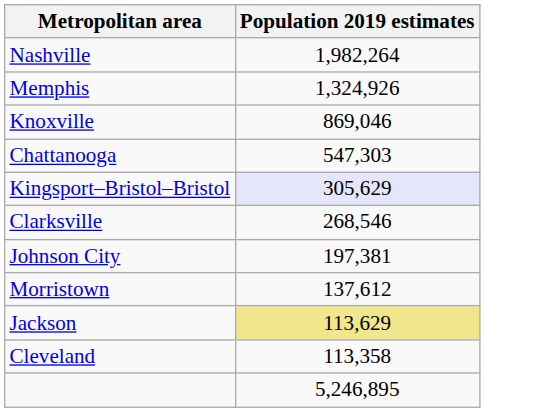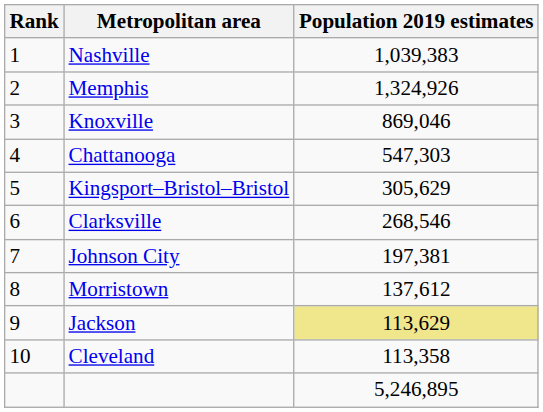+ column: (34, 21)
(357, 54) 1,982,264 -> (416, 54) 1,039,383
(357, 188) lavender background -> (416, 188) no background
